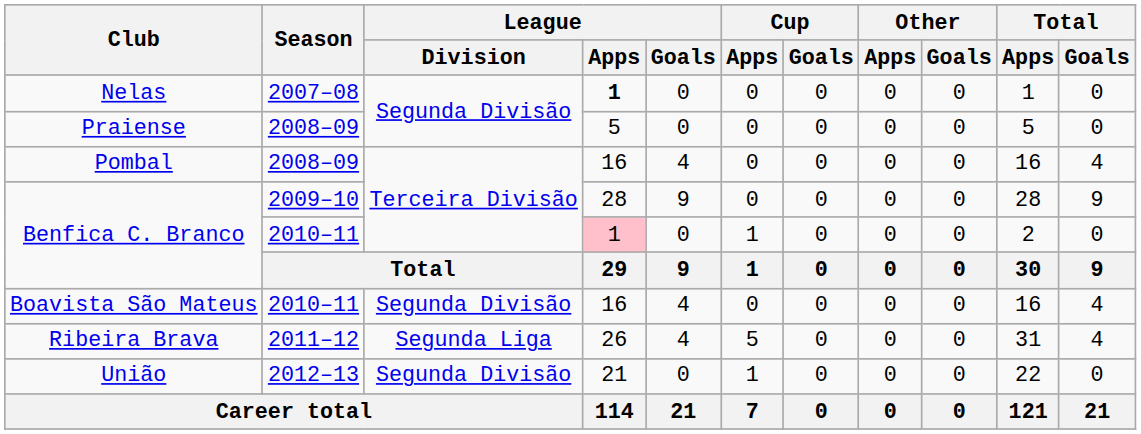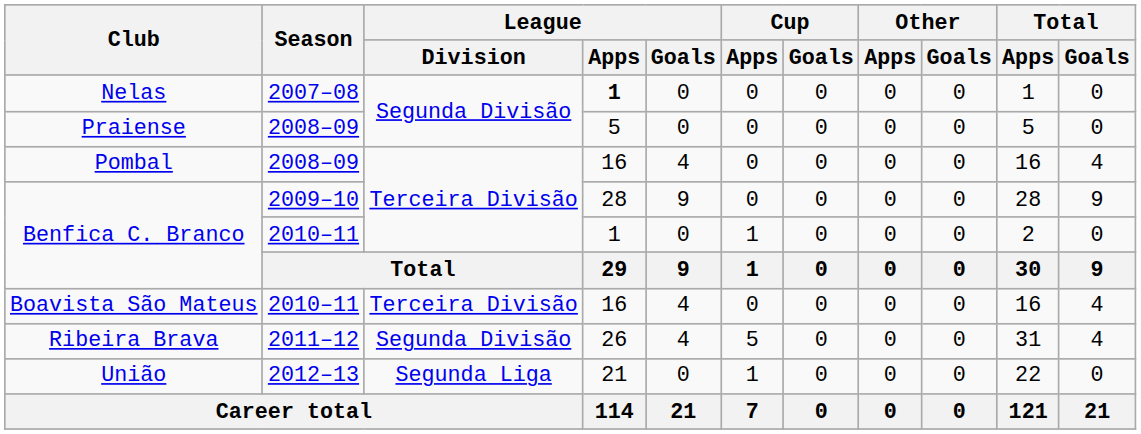(614, 235) pink background -> (614, 235) no background
(474, 306) Segunda Divisão -> (474, 306) Terceira Divisão
(474, 341) Segunda Liga -> (474, 341) Segunda Divisão
(474, 376) Segunda Divisão -> (474, 376) Segunda Liga
